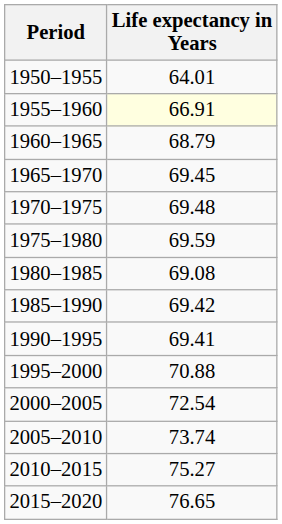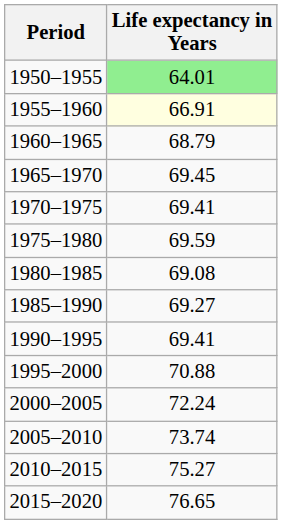(192, 76) no background -> (192, 76) lightgreen background
(192, 207) 69.48 -> (192, 207) 69.41
(192, 305) 69.42 -> (192, 305) 69.27
(192, 404) 72.54 -> (192, 404) 72.24
